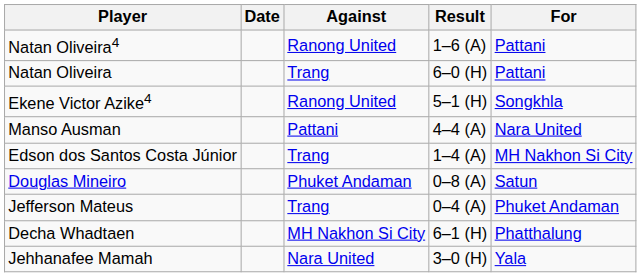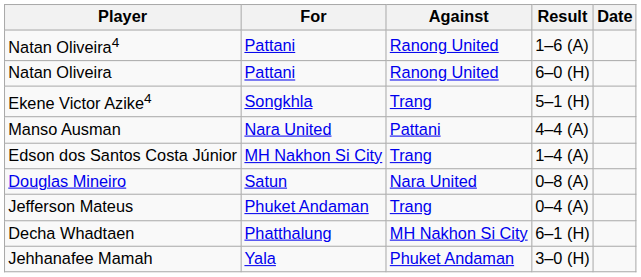columns swapped: (564, 17) <-> (262, 17)
(308, 73) Trang -> (444, 73) Ranong United
(342, 101) Ranong United -> (411, 101) Trang
(349, 181) Phuket Andaman -> (433, 181) Nara United
(331, 259) Nara United -> (452, 259) Phuket Andaman
